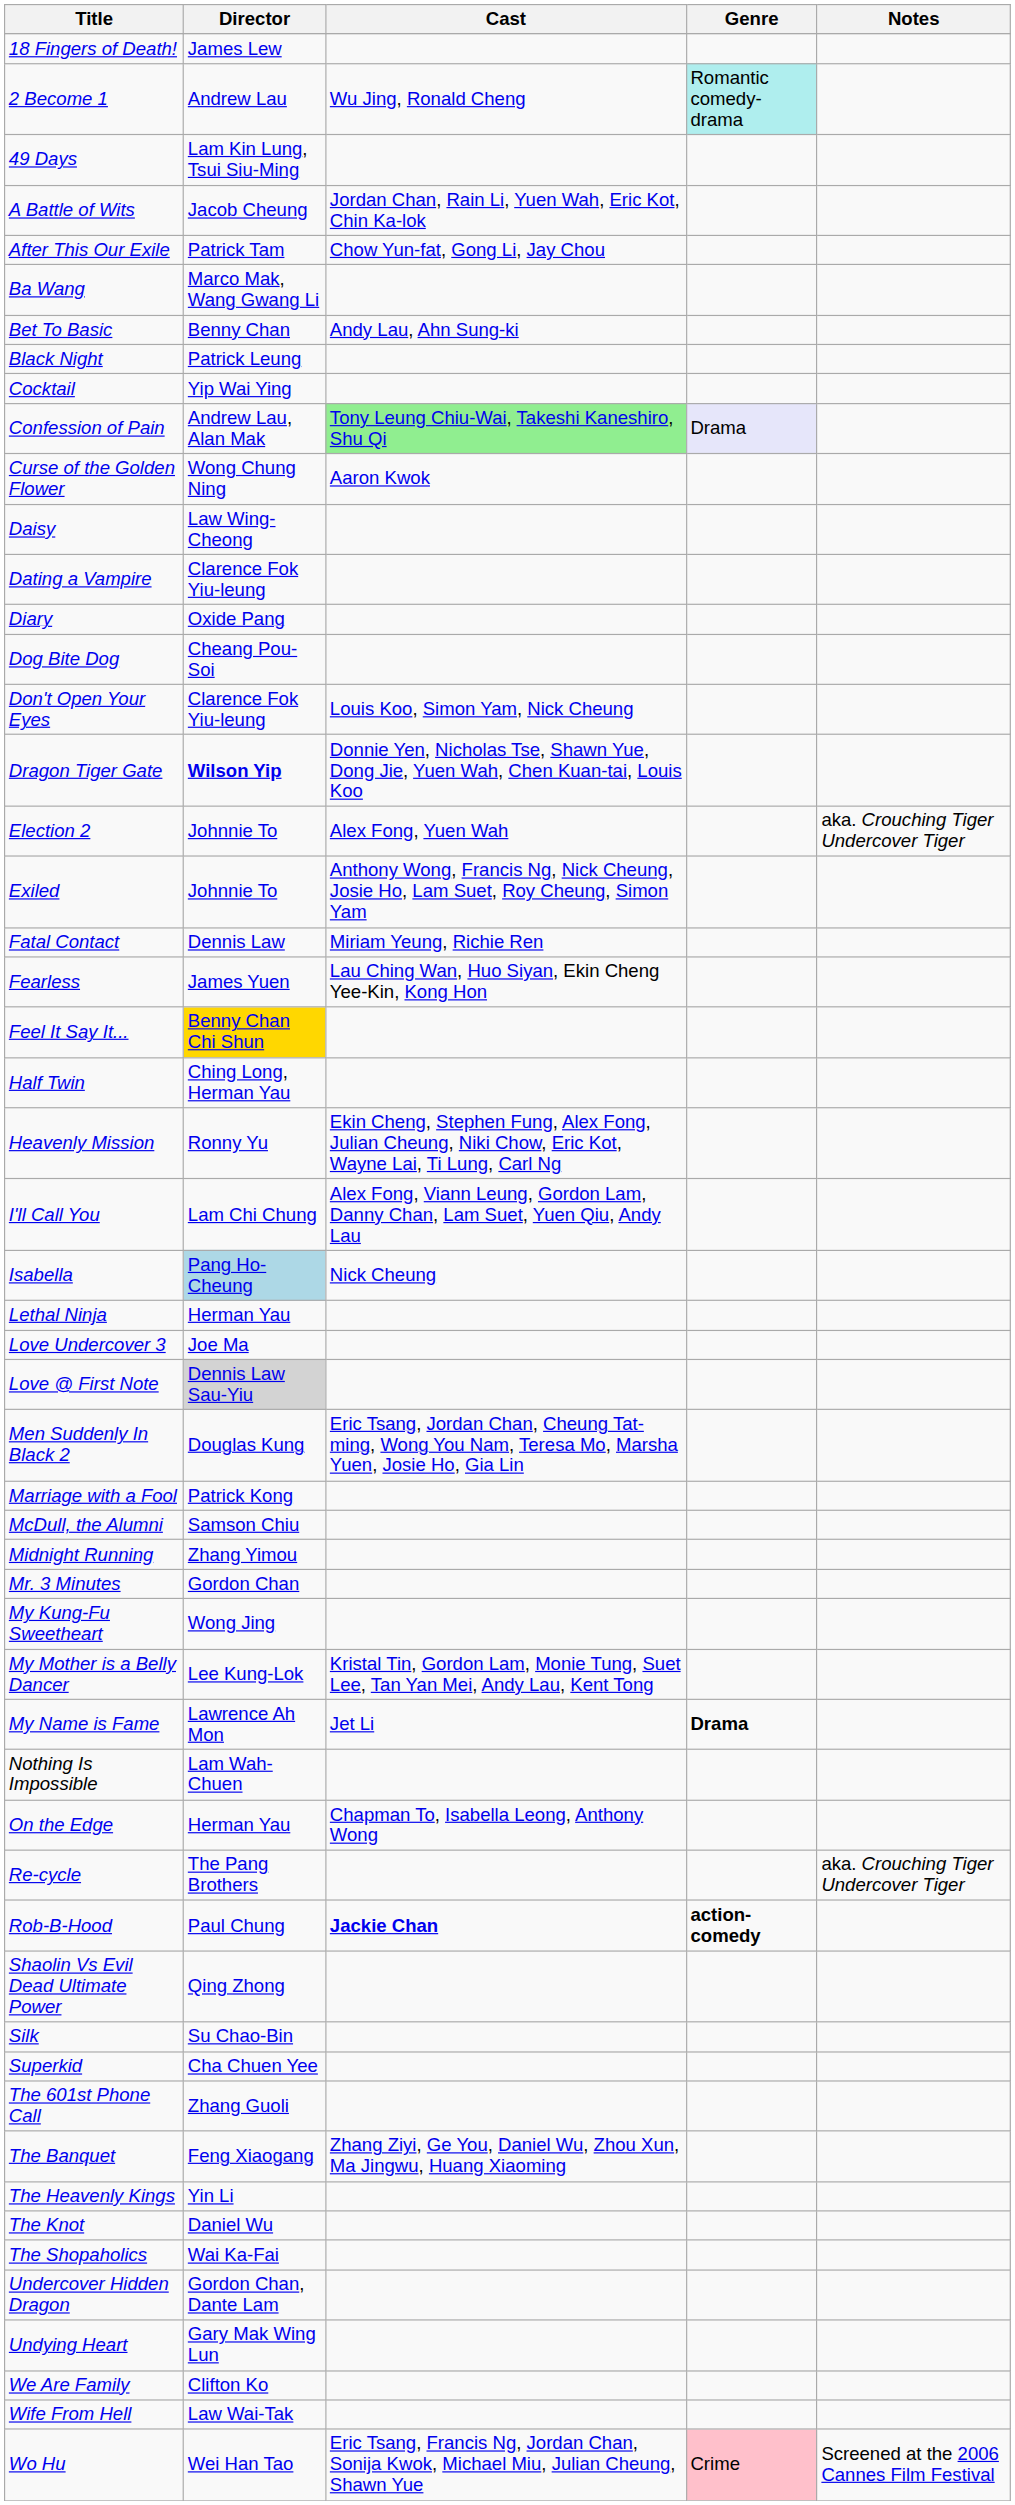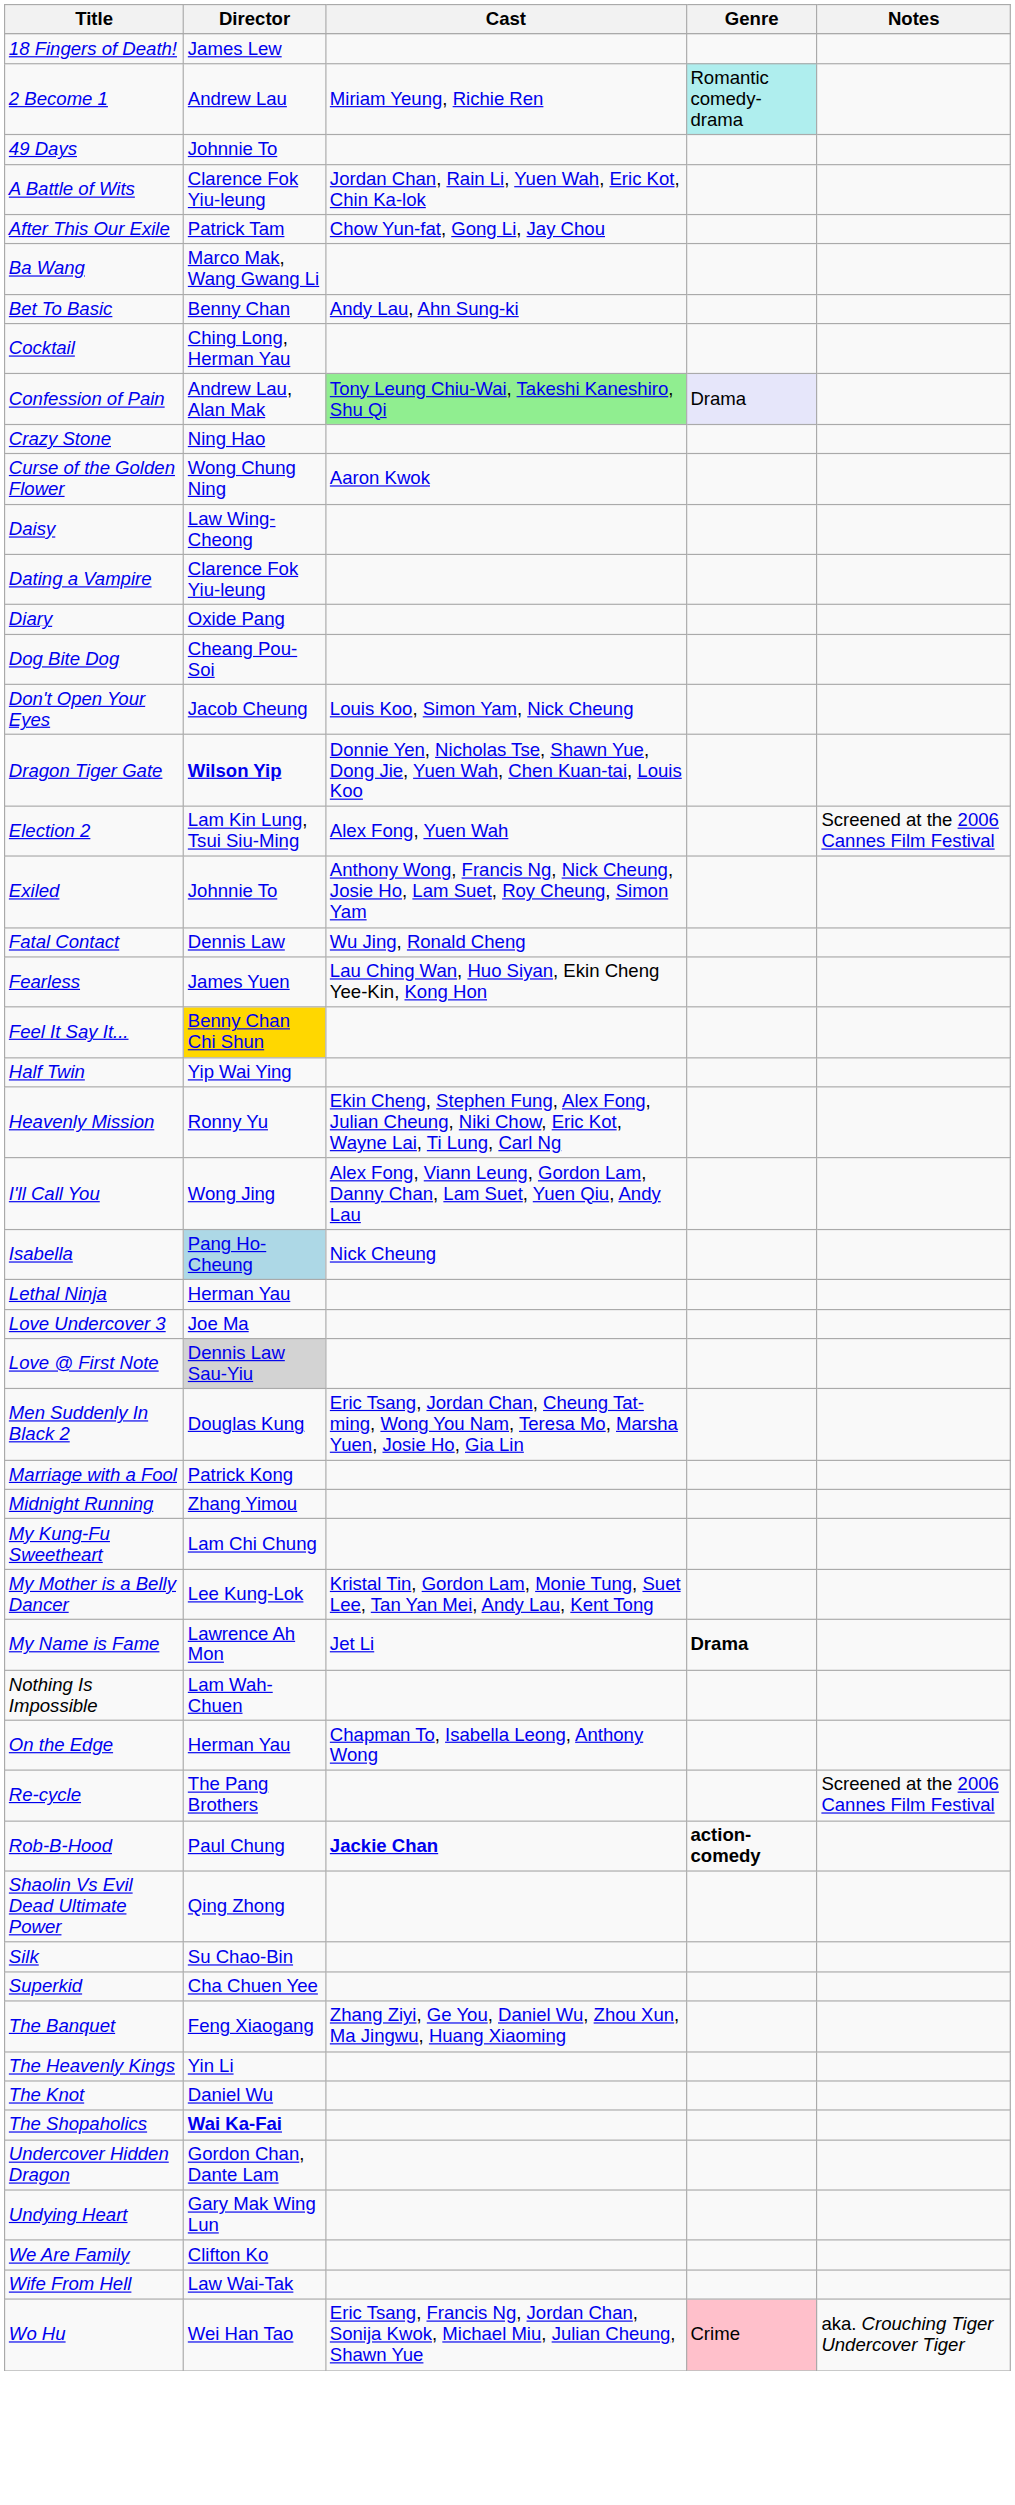(428, 98) Wu Jing, Ronald Cheng -> (437, 98) Miriam Yeung, Richie Ren
(248, 159) Lam Kin Lung, Tsui Siu-Ming -> (233, 149) Johnnie To
(248, 210) Jacob Cheung -> (243, 189) Clarence Fok Yiu-leung
- row: (56, 359)
(240, 388) Yip Wai Ying -> (239, 348) Ching Long, Herman Yau
+ row: (60, 438)
(243, 709) Clarence Fok Yiu-leung -> (248, 709) Jacob Cheung
(233, 830) Johnnie To -> (248, 830) Lam Kin Lung, Tsui Siu-Ming
(907, 830) aka. Crouching Tiger Undercover Tiger -> (910, 830) Screened at the 2006 Cannes Film Festival
(437, 941) Miriam Yeung, Richie Ren -> (428, 941) Wu Jing, Ronald Cheng
(239, 1082) Ching Long, Herman Yau -> (240, 1072) Yip Wai Ying
(252, 1214) Lam Chi Chung -> (232, 1193) Wong Jing
- row: (86, 1524)
- row: (65, 1583)
(232, 1623) Wong Jing -> (252, 1543) Lam Chi Chung
(907, 1875) aka. Crouching Tiger Undercover Tiger -> (910, 1795) Screened at the 2006 Cannes Film Festival
- row: (80, 2105)
(233, 2254) normal -> (235, 2124) bold
(910, 2464) Screened at the 2006 Cannes Film Festival -> (907, 2334) aka. Crouching Tiger Undercover Tiger
